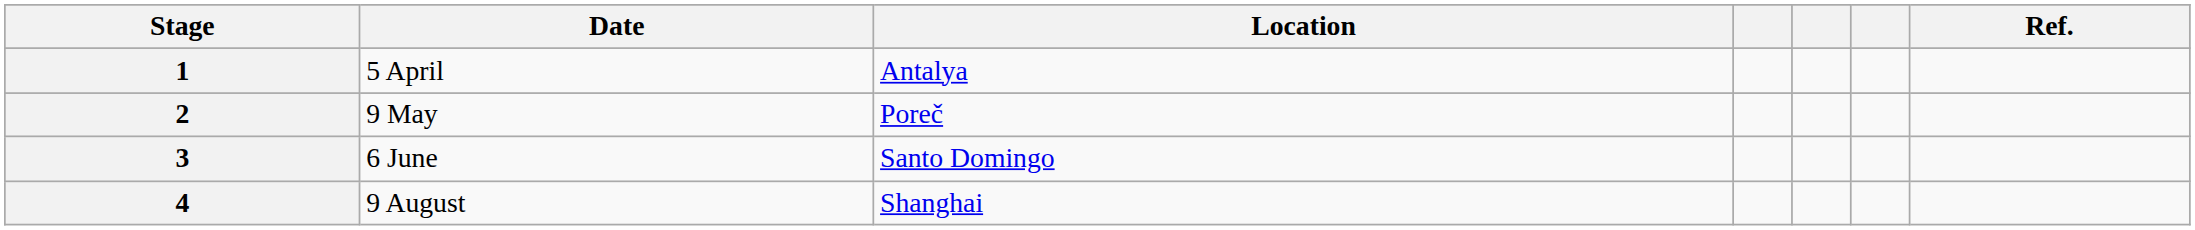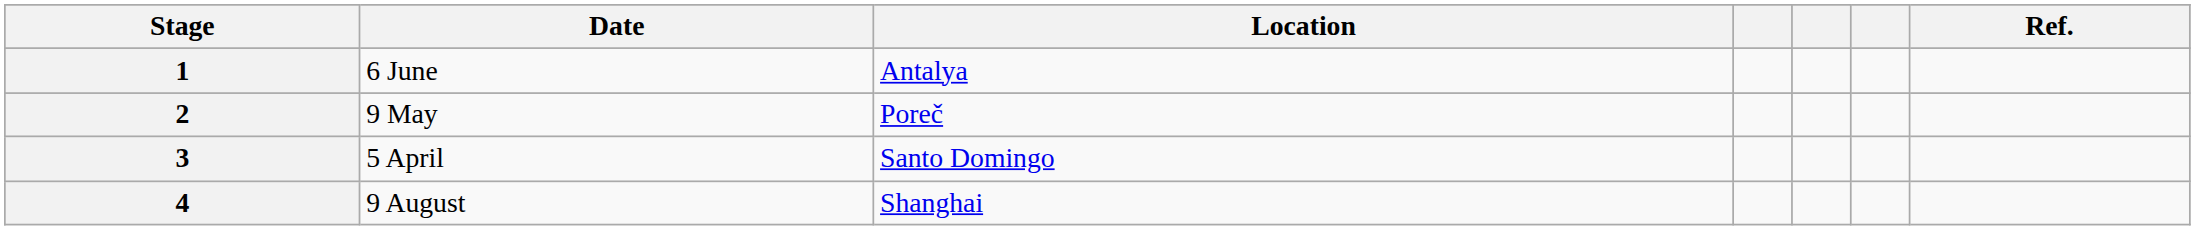(405, 70) 5 April -> (402, 70) 6 June
(402, 158) 6 June -> (405, 158) 5 April
